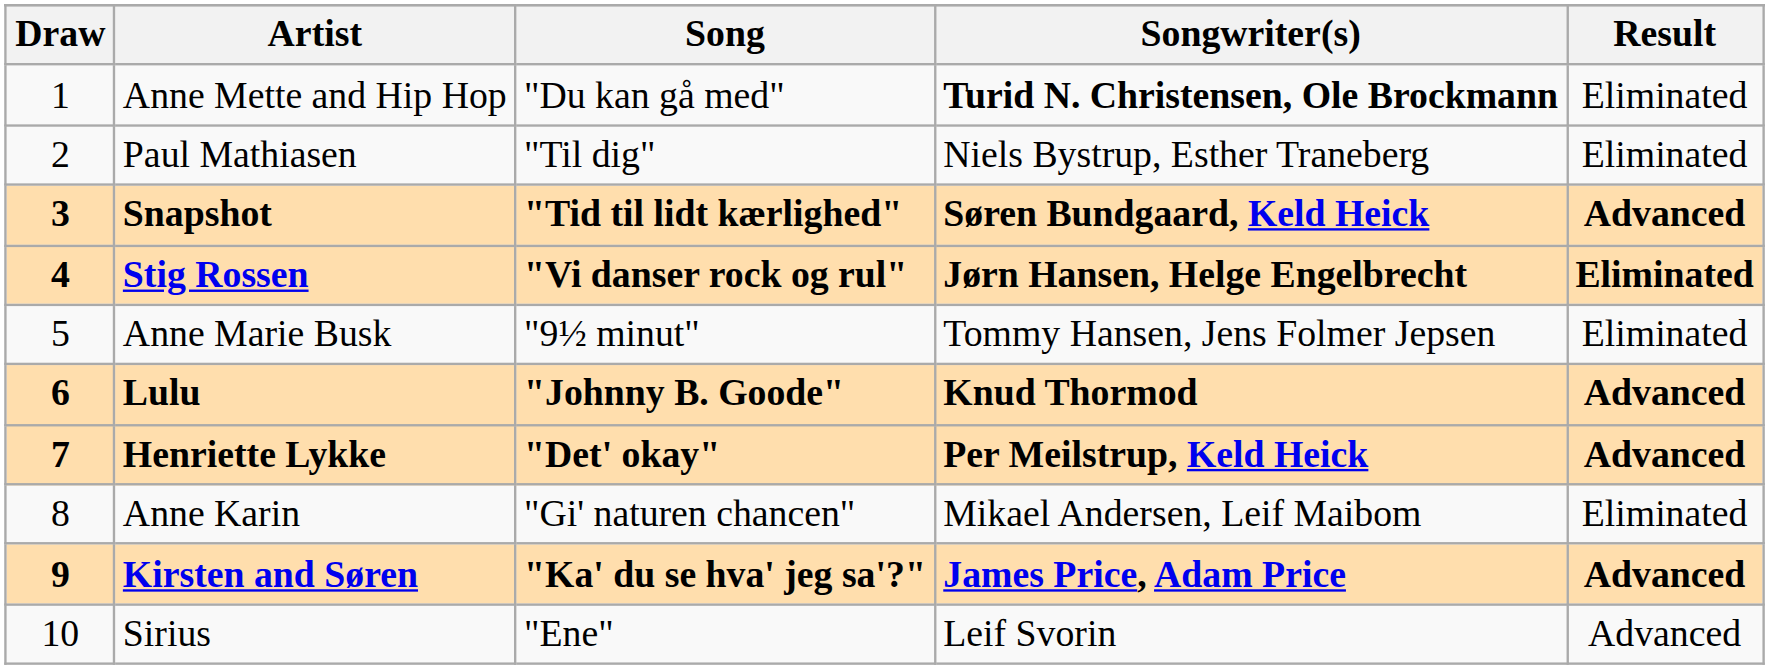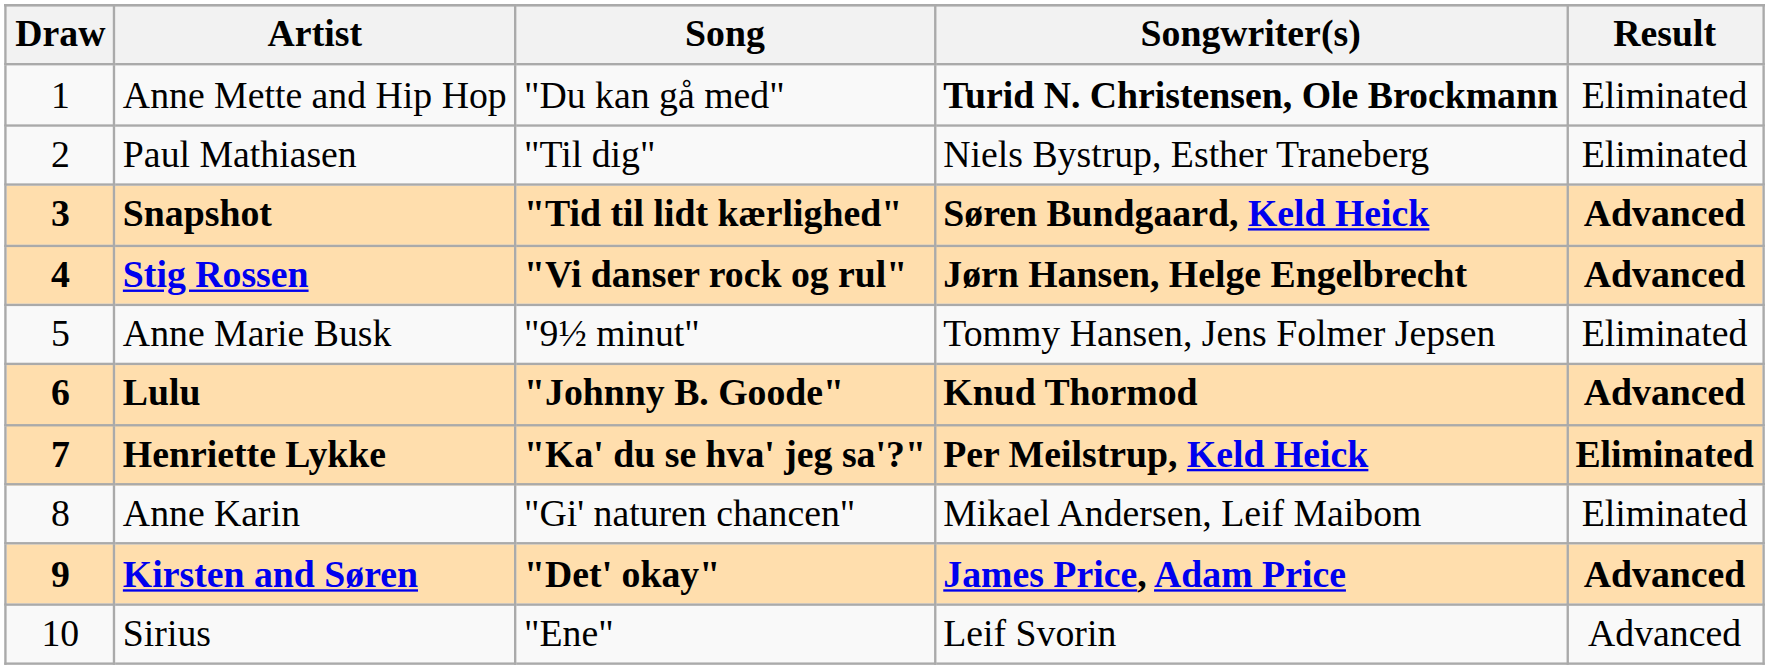(1665, 273) Eliminated -> (1665, 273) Advanced
(622, 453) "Det' okay" -> (725, 453) "Ka' du se hva' jeg sa'?"
(1665, 453) Advanced -> (1665, 453) Eliminated
(725, 573) "Ka' du se hva' jeg sa'?" -> (622, 573) "Det' okay"
